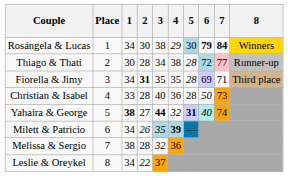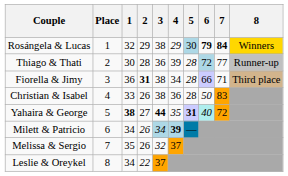(129, 45) 34 -> (129, 45) 32
(145, 45) 30 -> (145, 45) 29
(160, 62) 34 -> (160, 62) 36
(176, 62) 38 -> (176, 62) 39
(222, 62) pink background -> (222, 62) no background
(129, 79) 34 -> (129, 79) 36
(160, 79) 35 -> (160, 79) 38
(176, 79) 35 -> (176, 79) 34
(207, 79) 69 -> (207, 79) 66
(145, 96) 28 -> (145, 96) 26
(160, 96) 40 -> (160, 96) 38
(222, 96) 73 -> (222, 96) 83
(176, 112) 32 -> (176, 112) 35
(222, 112) 74 -> (222, 112) 72
(160, 129) 35 -> (160, 129) 34
(129, 146) 38 -> (129, 146) 35
(145, 146) 28 -> (145, 146) 26
(176, 146) 36 -> (176, 146) 37
